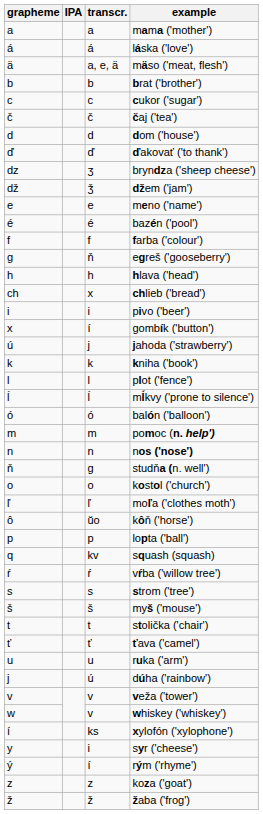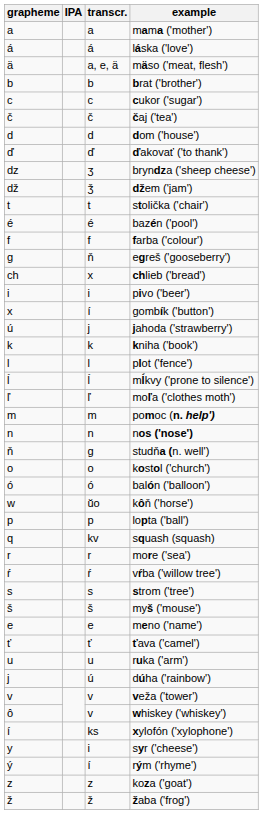rows swapped: (167, 205) <-> (170, 626)
- row: (165, 275)
rows swapped: (184, 503) <-> (171, 415)
(10, 521) ô -> (11, 503) w
+ row: (162, 556)
(11, 713) w -> (10, 713) ô
